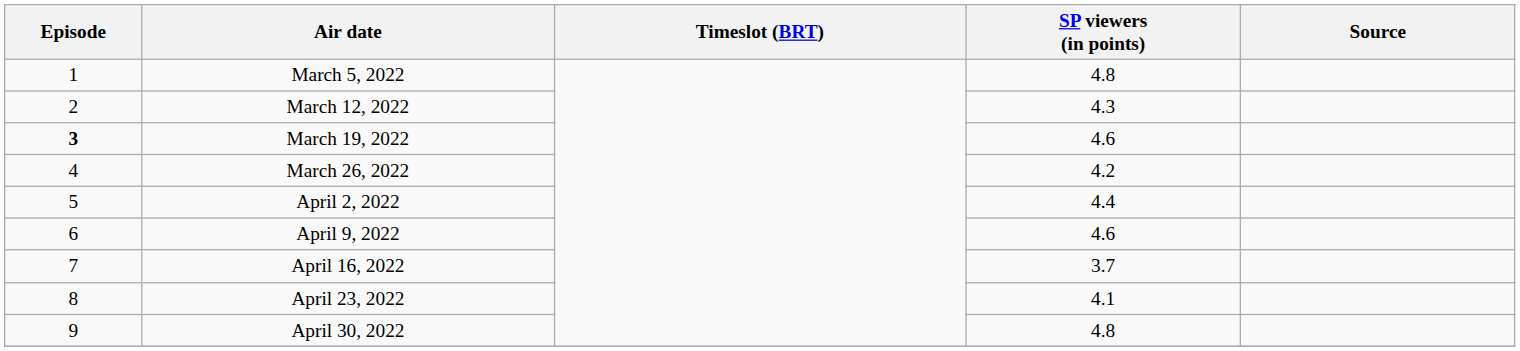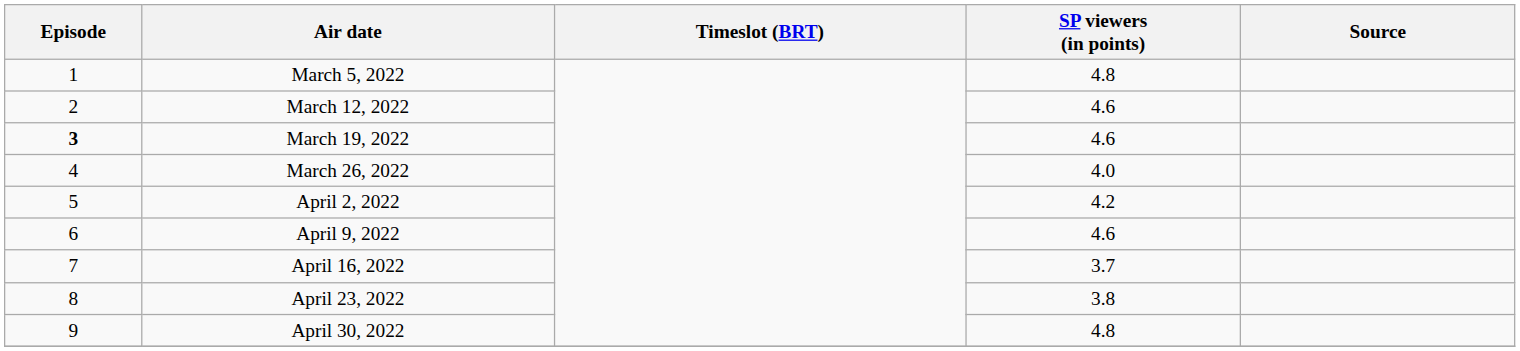(1103, 107) 4.3 -> (1103, 107) 4.6
(1103, 170) 4.2 -> (1103, 170) 4.0
(1103, 202) 4.4 -> (1103, 202) 4.2
(1103, 298) 4.1 -> (1103, 298) 3.8
